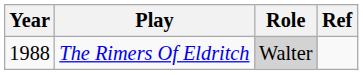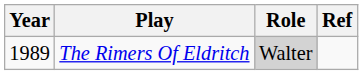(30, 52) 1988 -> (30, 52) 1989
